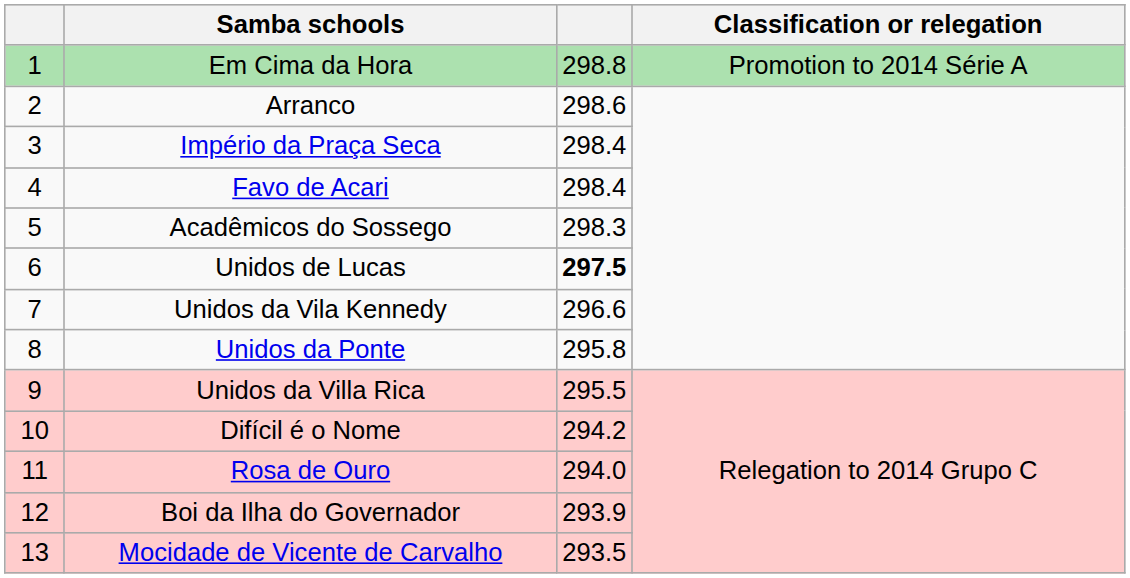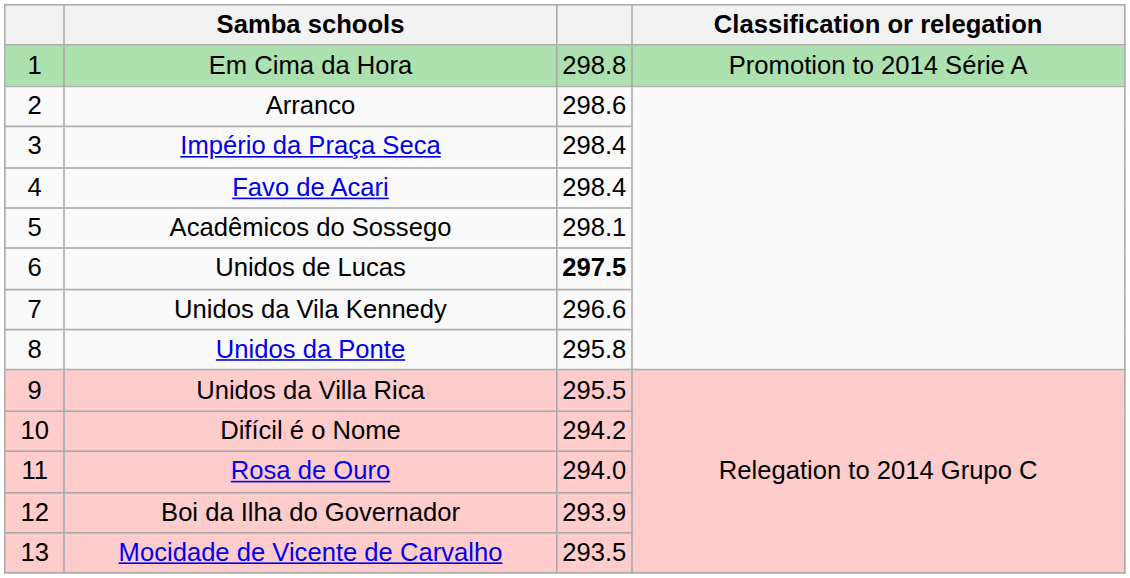(594, 227) 298.3 -> (594, 227) 298.1
